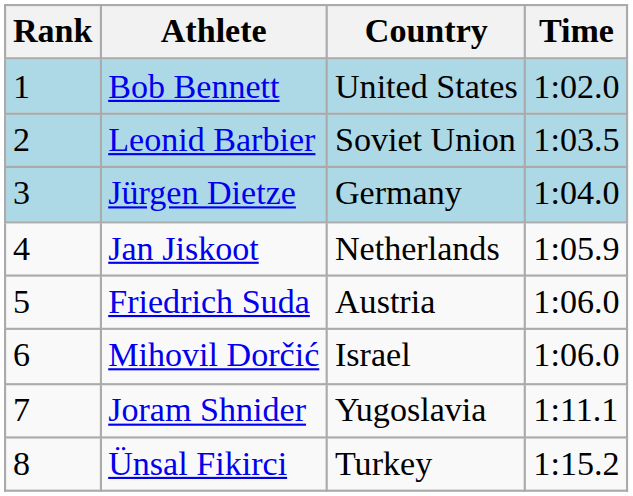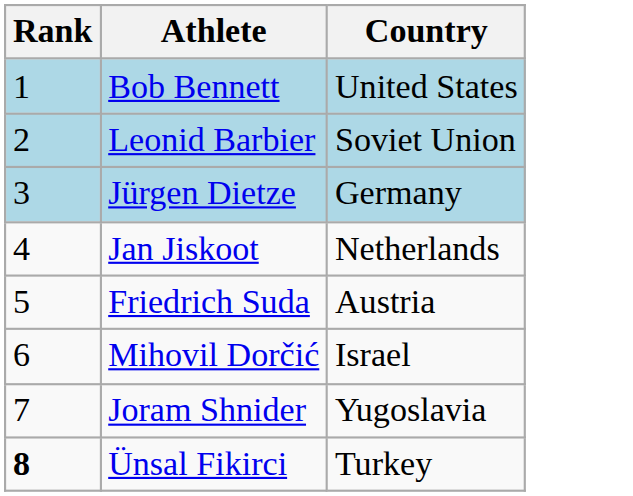- column: (576, 31)
(21, 463) normal -> (21, 463) bold
